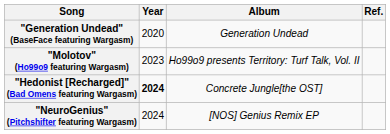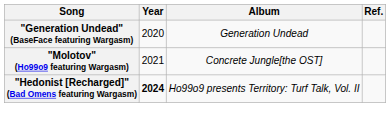(153, 61) 2023 -> (153, 61) 2021
(264, 61) Ho99o9 presents Territory: Turf Talk, Vol. II -> (264, 61) Concrete Jungle[the OST]
(264, 88) Concrete Jungle[the OST] -> (264, 88) Ho99o9 presents Territory: Turf Talk, Vol. II
- row: (72, 116)
